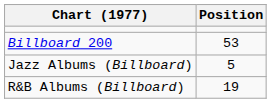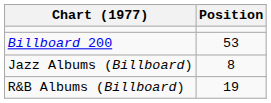(231, 65) 5 -> (231, 65) 8
